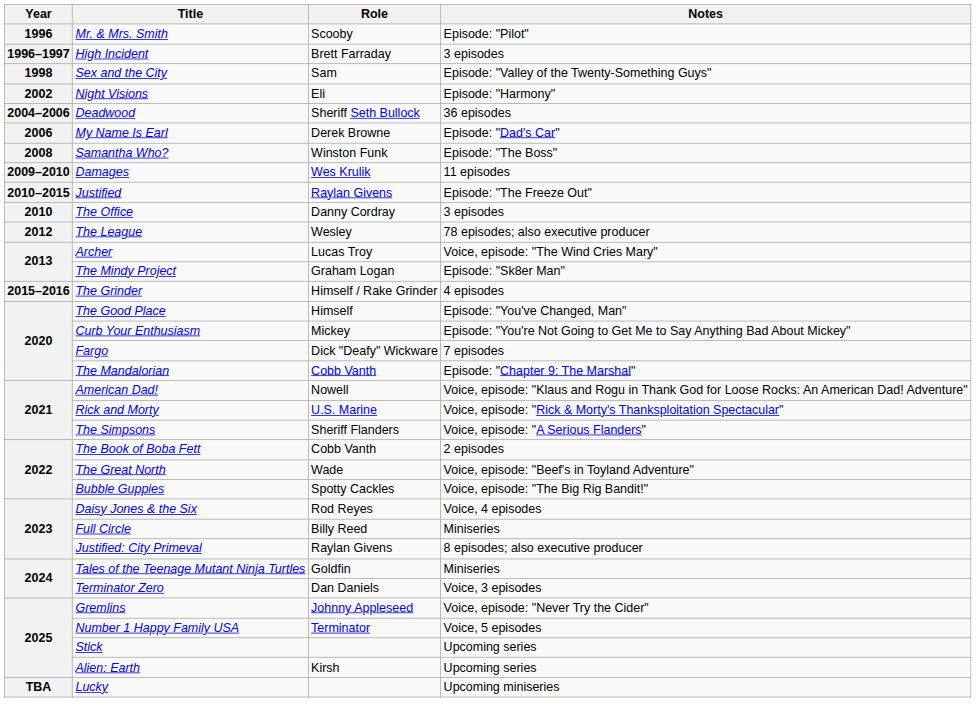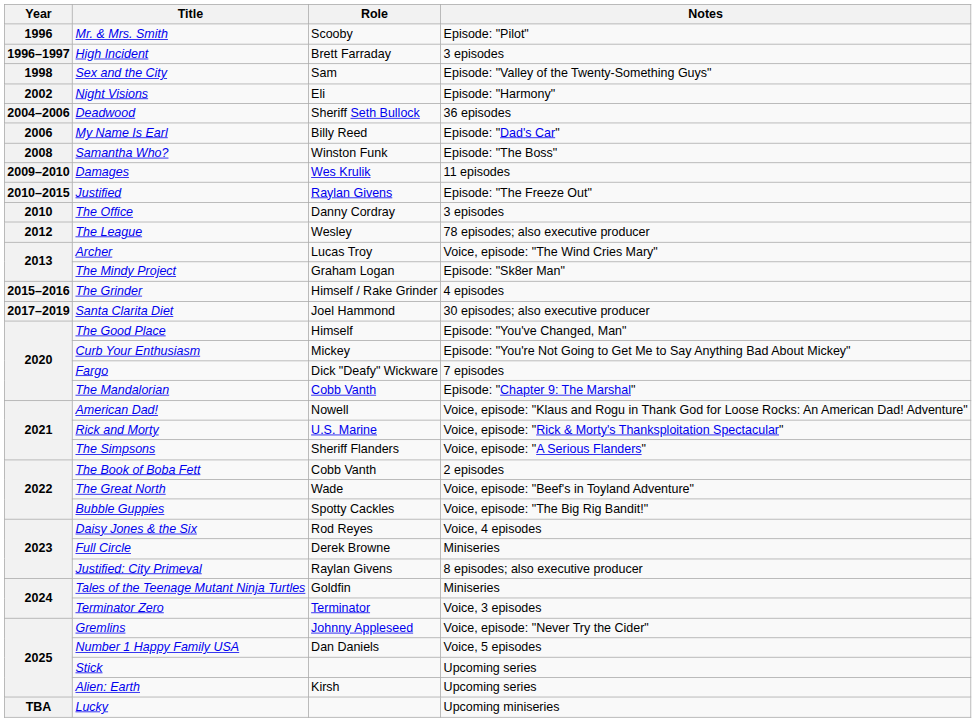(351, 133) Derek Browne -> (339, 133) Billy Reed
+ row: (124, 311)
(339, 529) Billy Reed -> (351, 548) Derek Browne
(345, 588) Dan Daniels -> (341, 608) Terminator
(341, 627) Terminator -> (345, 647) Dan Daniels
